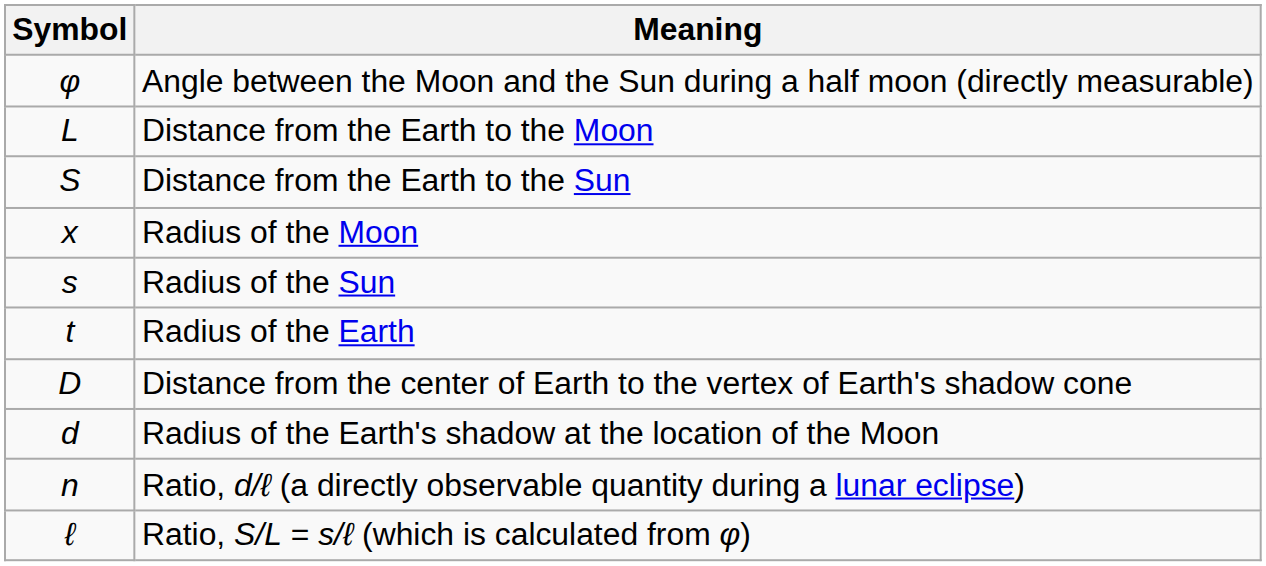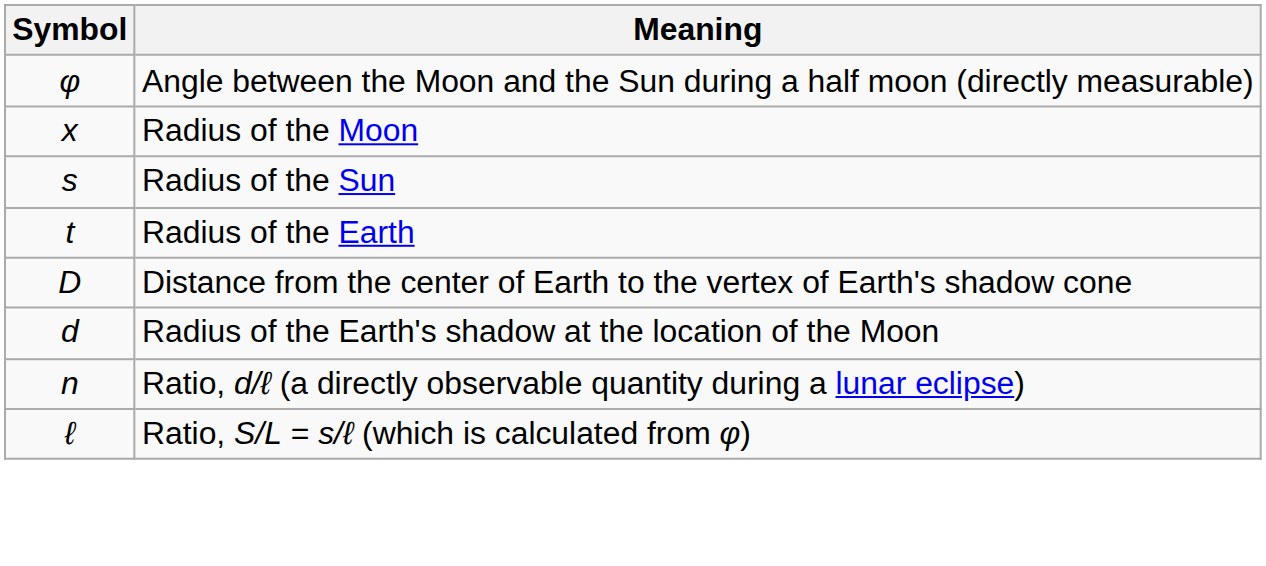- row: (398, 130)
- row: (386, 181)
